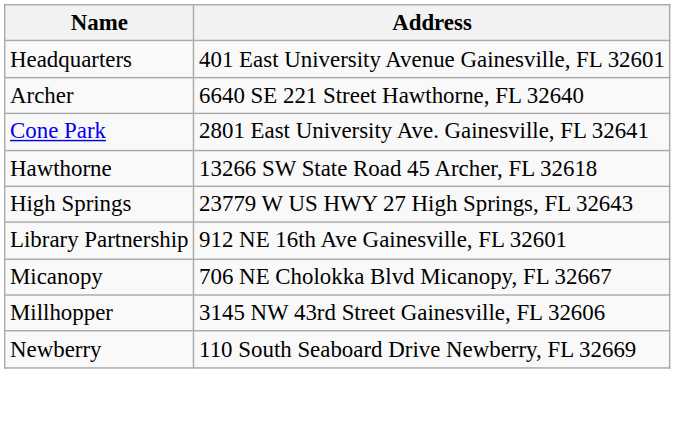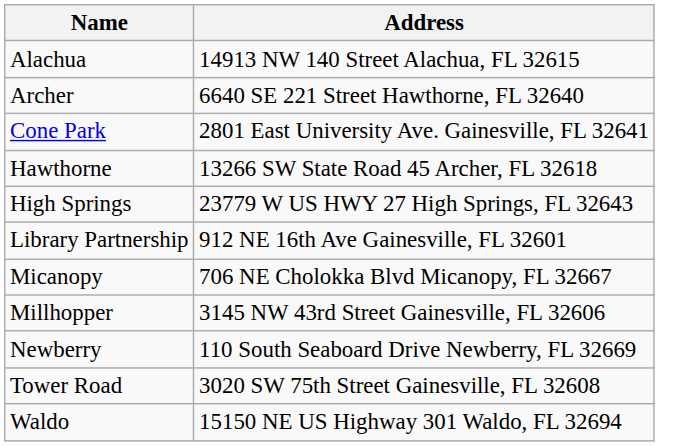- row: (71, 58)
+ row: (48, 58)
+ row: (66, 385)
+ row: (40, 421)
